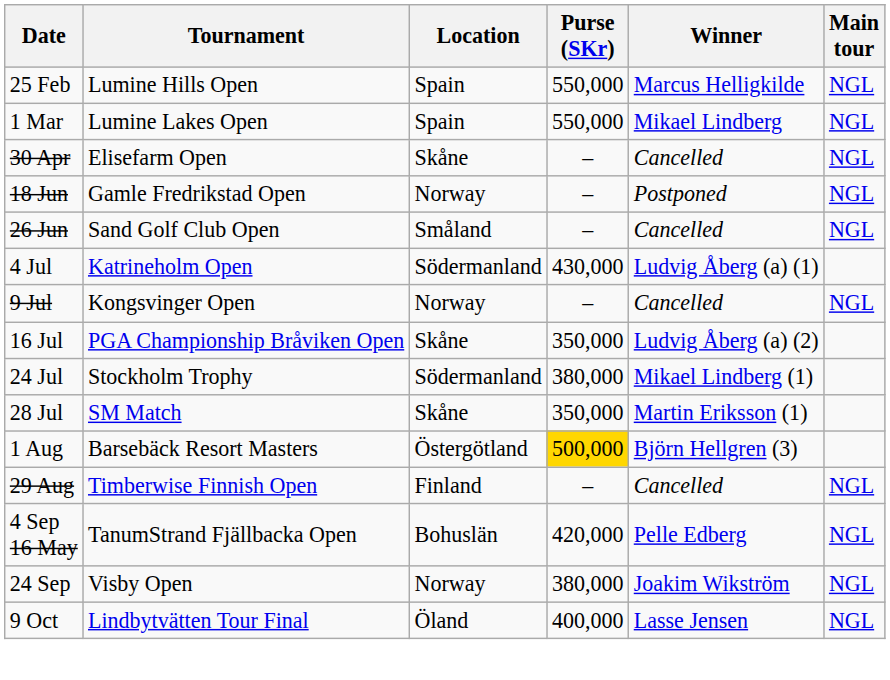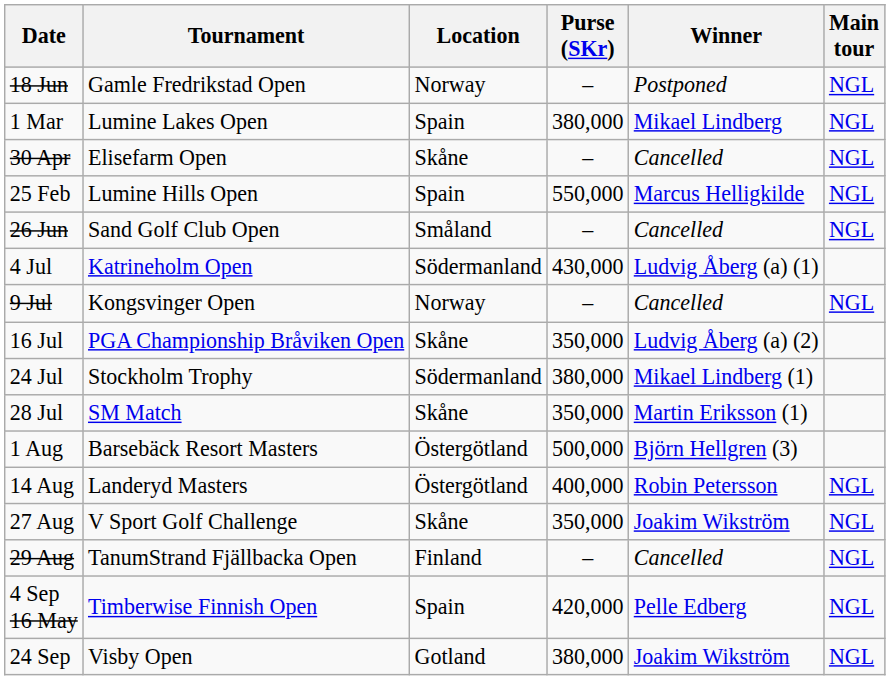rows swapped: (40, 85) <-> (39, 194)
(588, 121) 550,000 -> (588, 121) 380,000
(588, 448) gold background -> (588, 448) no background
+ row: (42, 485)
+ row: (42, 521)
(203, 485) Timberwise Finnish Open -> (222, 557) TanumStrand Fjällbacka Open
(222, 534) TanumStrand Fjällbacka Open -> (203, 607) Timberwise Finnish Open
(456, 534) Bohuslän -> (440, 607) Spain
(450, 583) Norway -> (450, 656) Gotland
- row: (34, 620)
